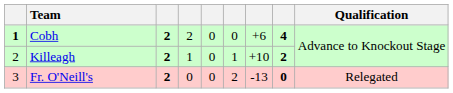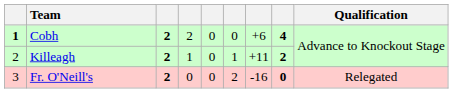(259, 56) +10 -> (259, 56) +11
(259, 77) -13 -> (259, 77) -16
